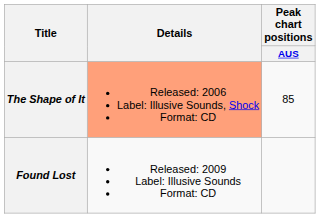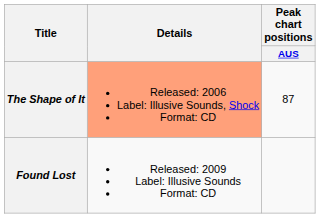(288, 99) 85 -> (288, 99) 87
